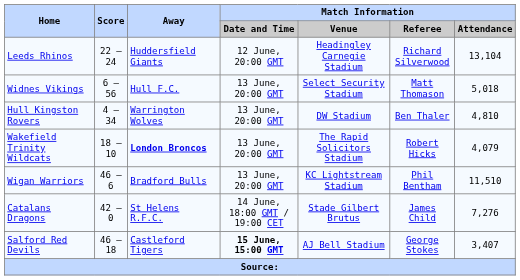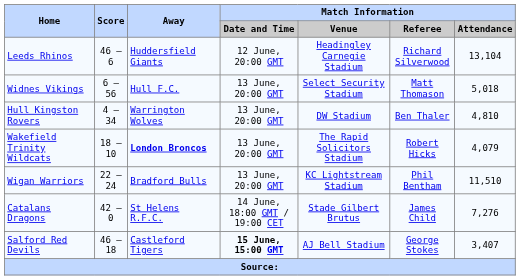(111, 56) 22 – 24 -> (111, 56) 46 – 6
(111, 180) 46 – 6 -> (111, 180) 22 – 24
